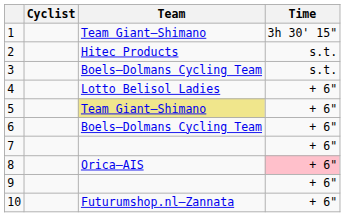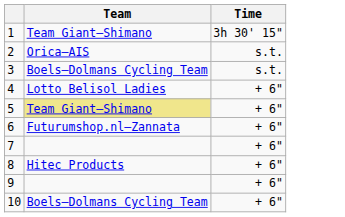- column: (51, 14)
(130, 52) Hitec Products -> (58, 52) Orica–AIS
(171, 127) Boels–Dolmans Cycling Team -> (103, 127) Futurumshop.nl–Zannata
(112, 165) Orica–AIS -> (75, 165) Hitec Products
(323, 165) pink background -> (269, 165) no background
(158, 202) Futurumshop.nl–Zannata -> (117, 202) Boels–Dolmans Cycling Team
